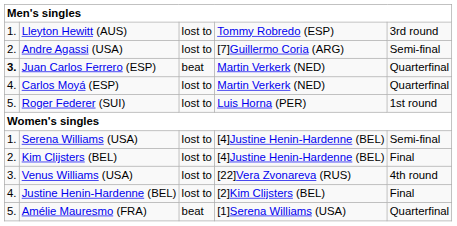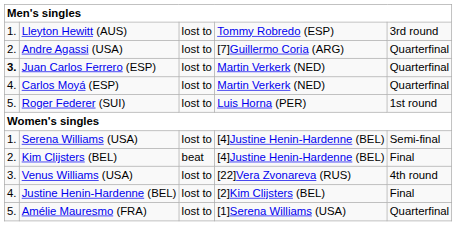(415, 49) Semi-final -> (419, 49) Quarterfinal
(193, 67) beat -> (197, 67) lost to
(197, 157) lost to -> (193, 157) beat
(193, 211) beat -> (197, 211) lost to
